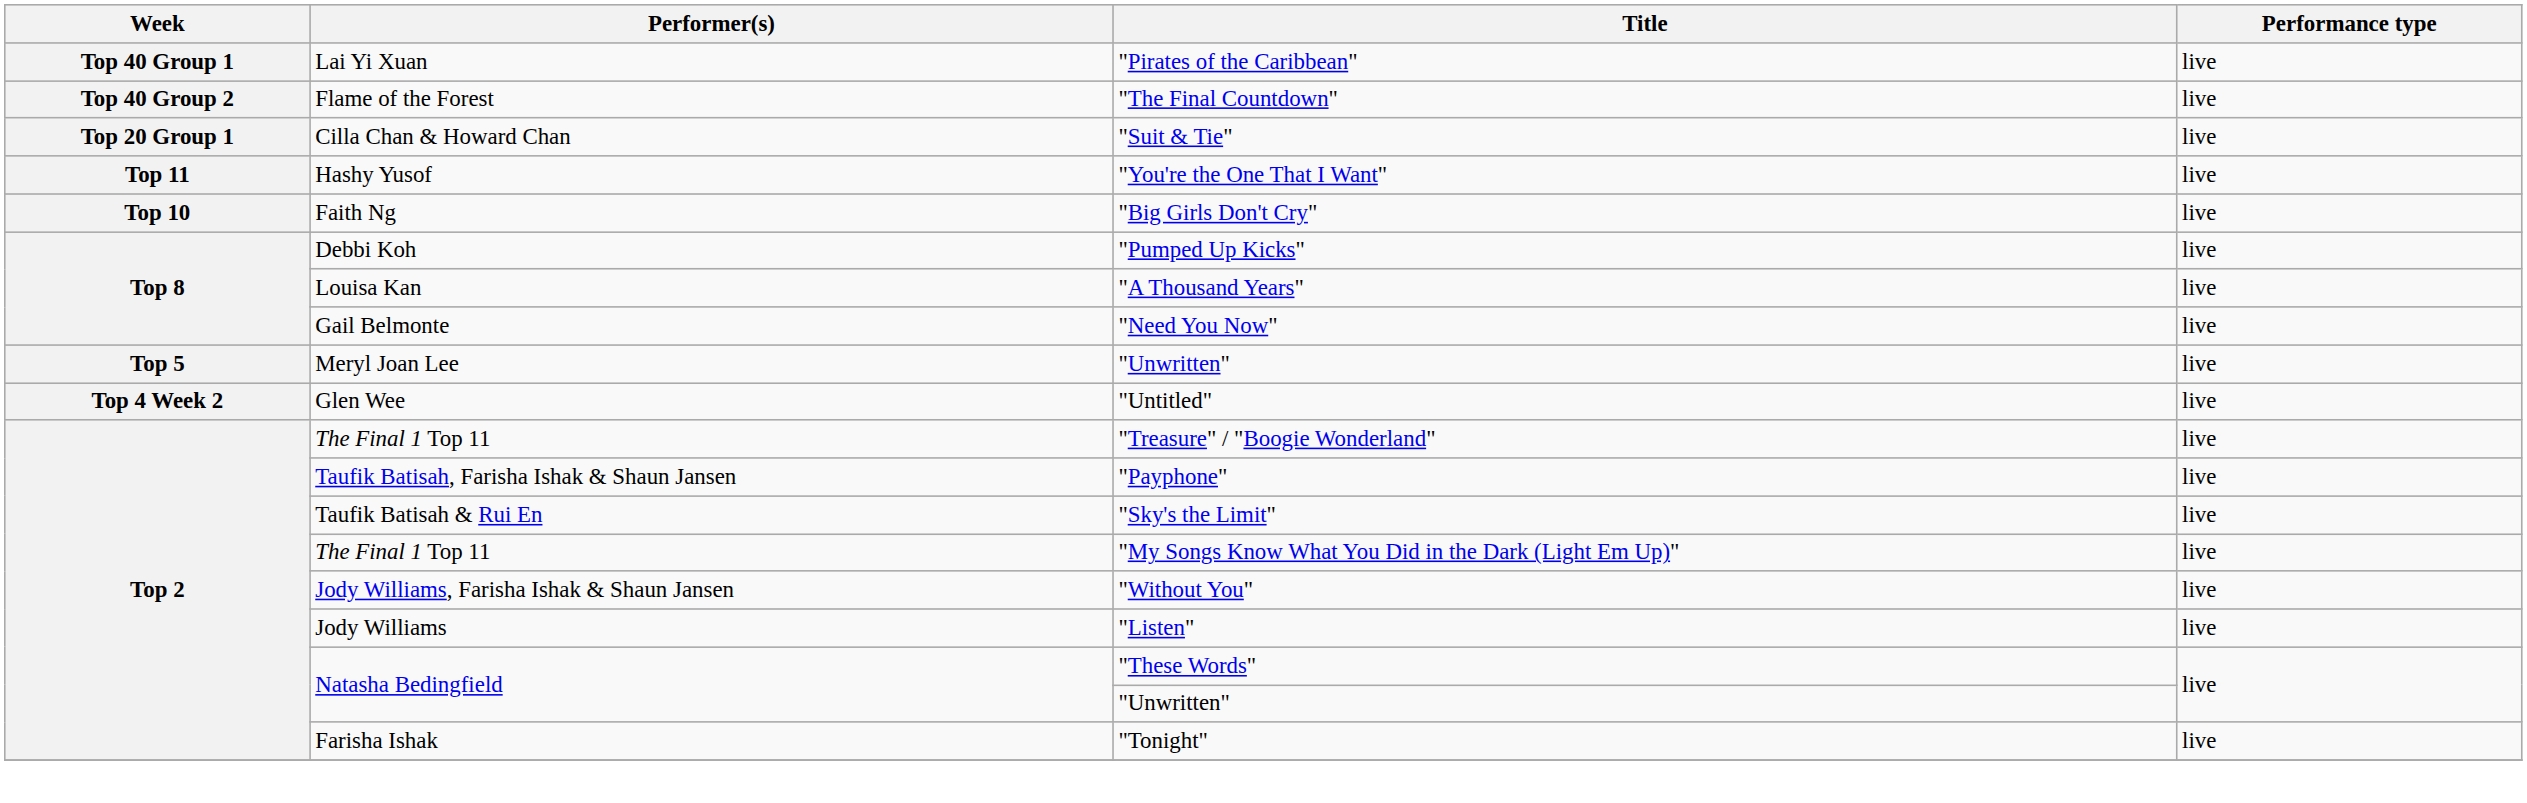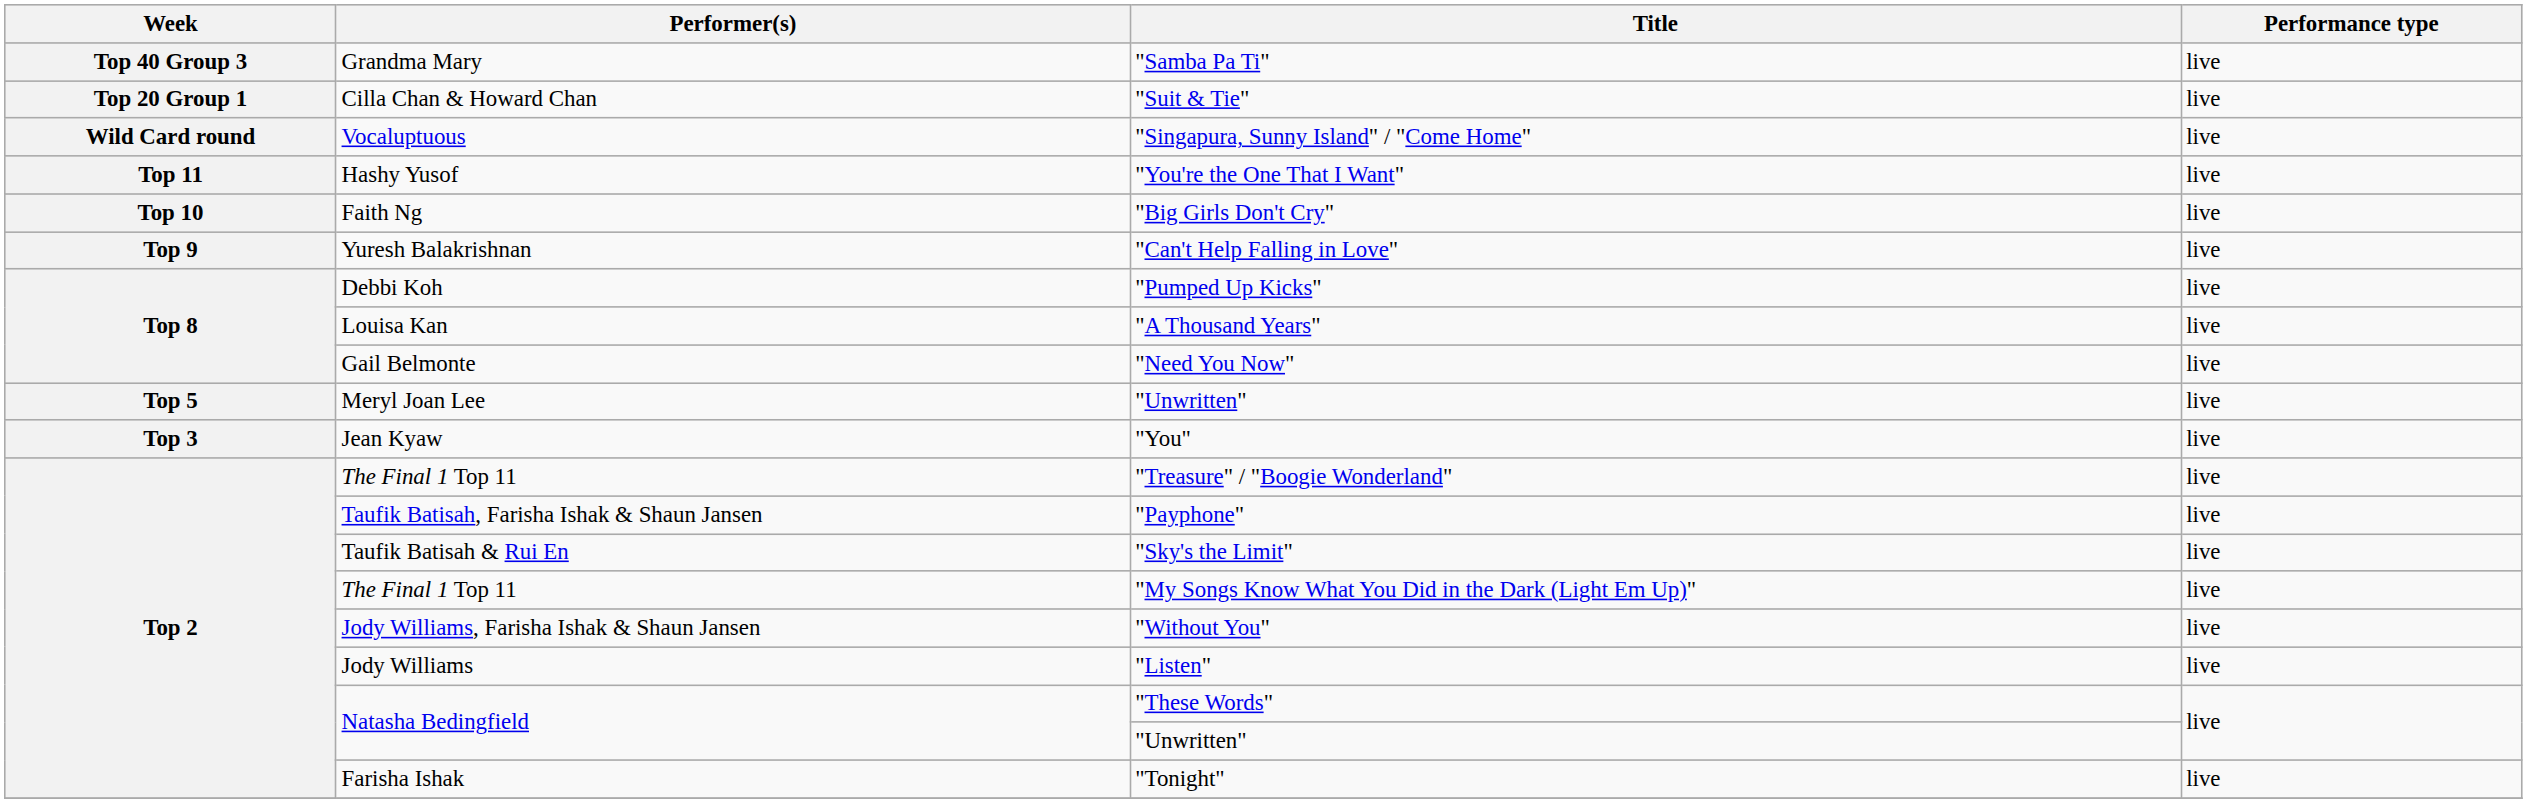- row: (371, 61)
- row: (405, 99)
+ row: (412, 61)
+ row: (404, 137)
+ row: (437, 250)
- row: (360, 401)
+ row: (392, 439)
